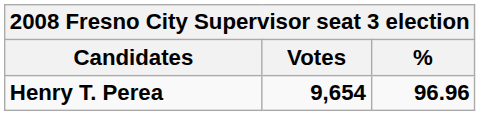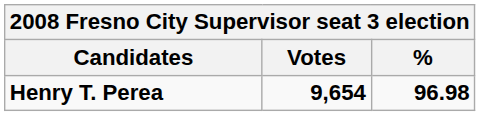(442, 92) 96.96 -> (442, 92) 96.98
